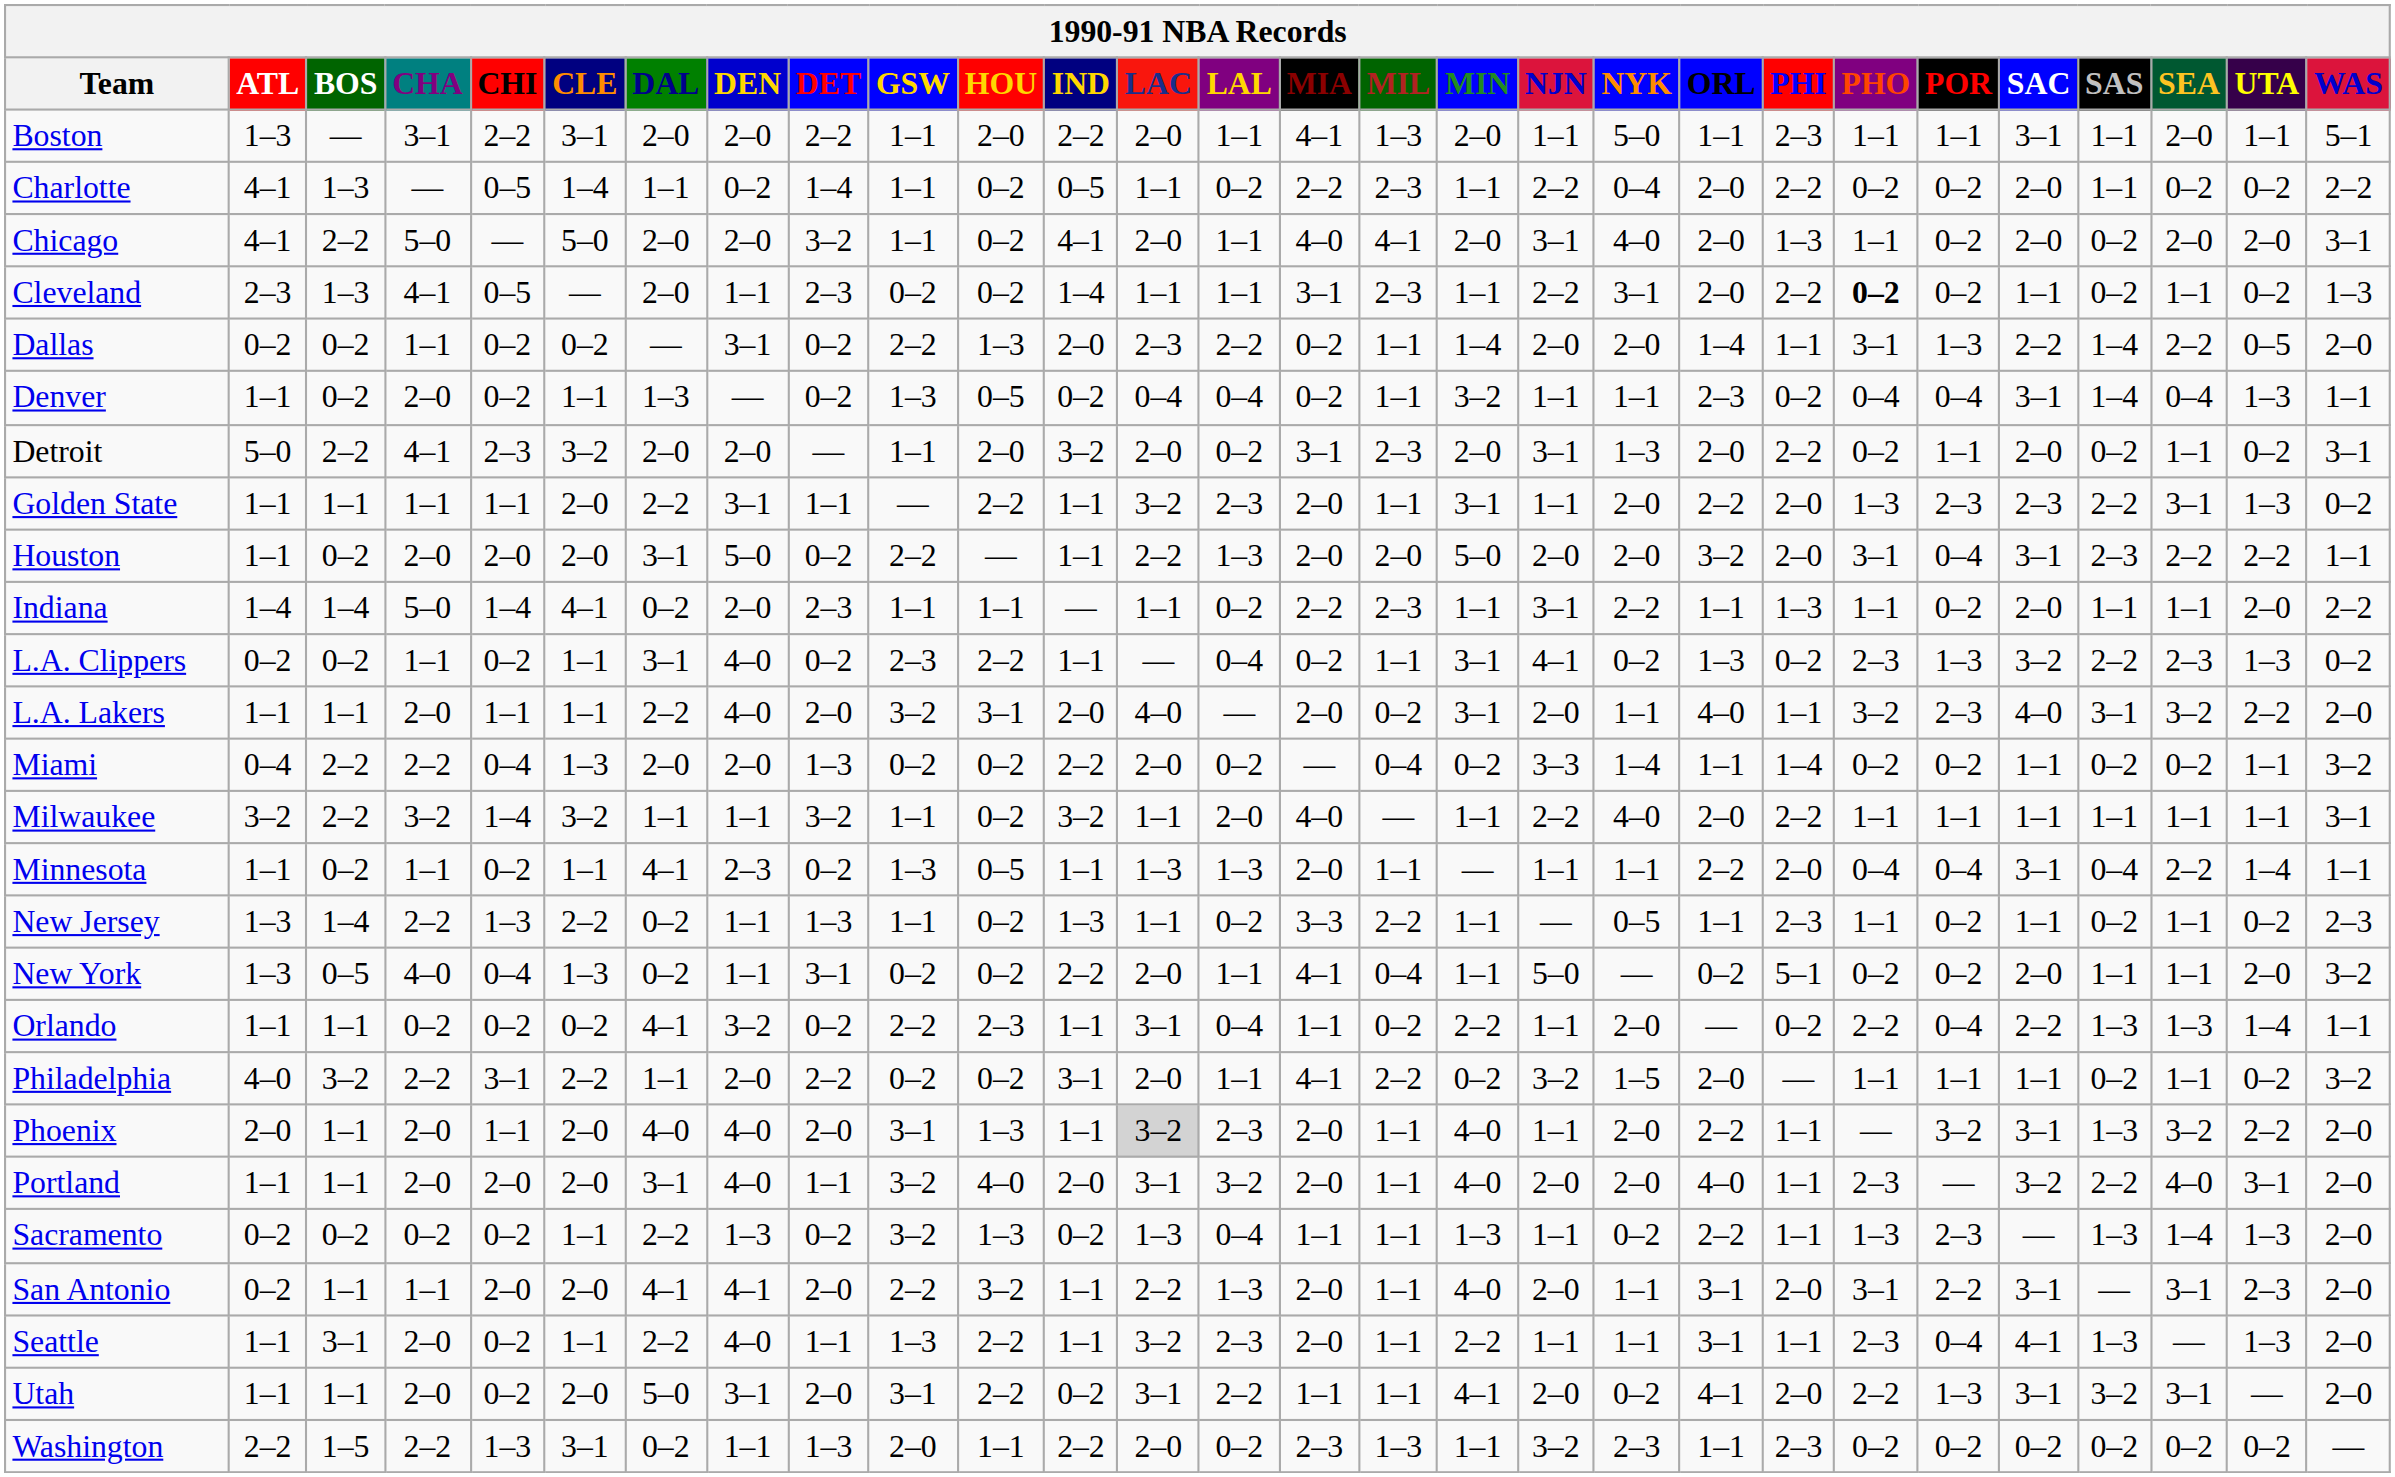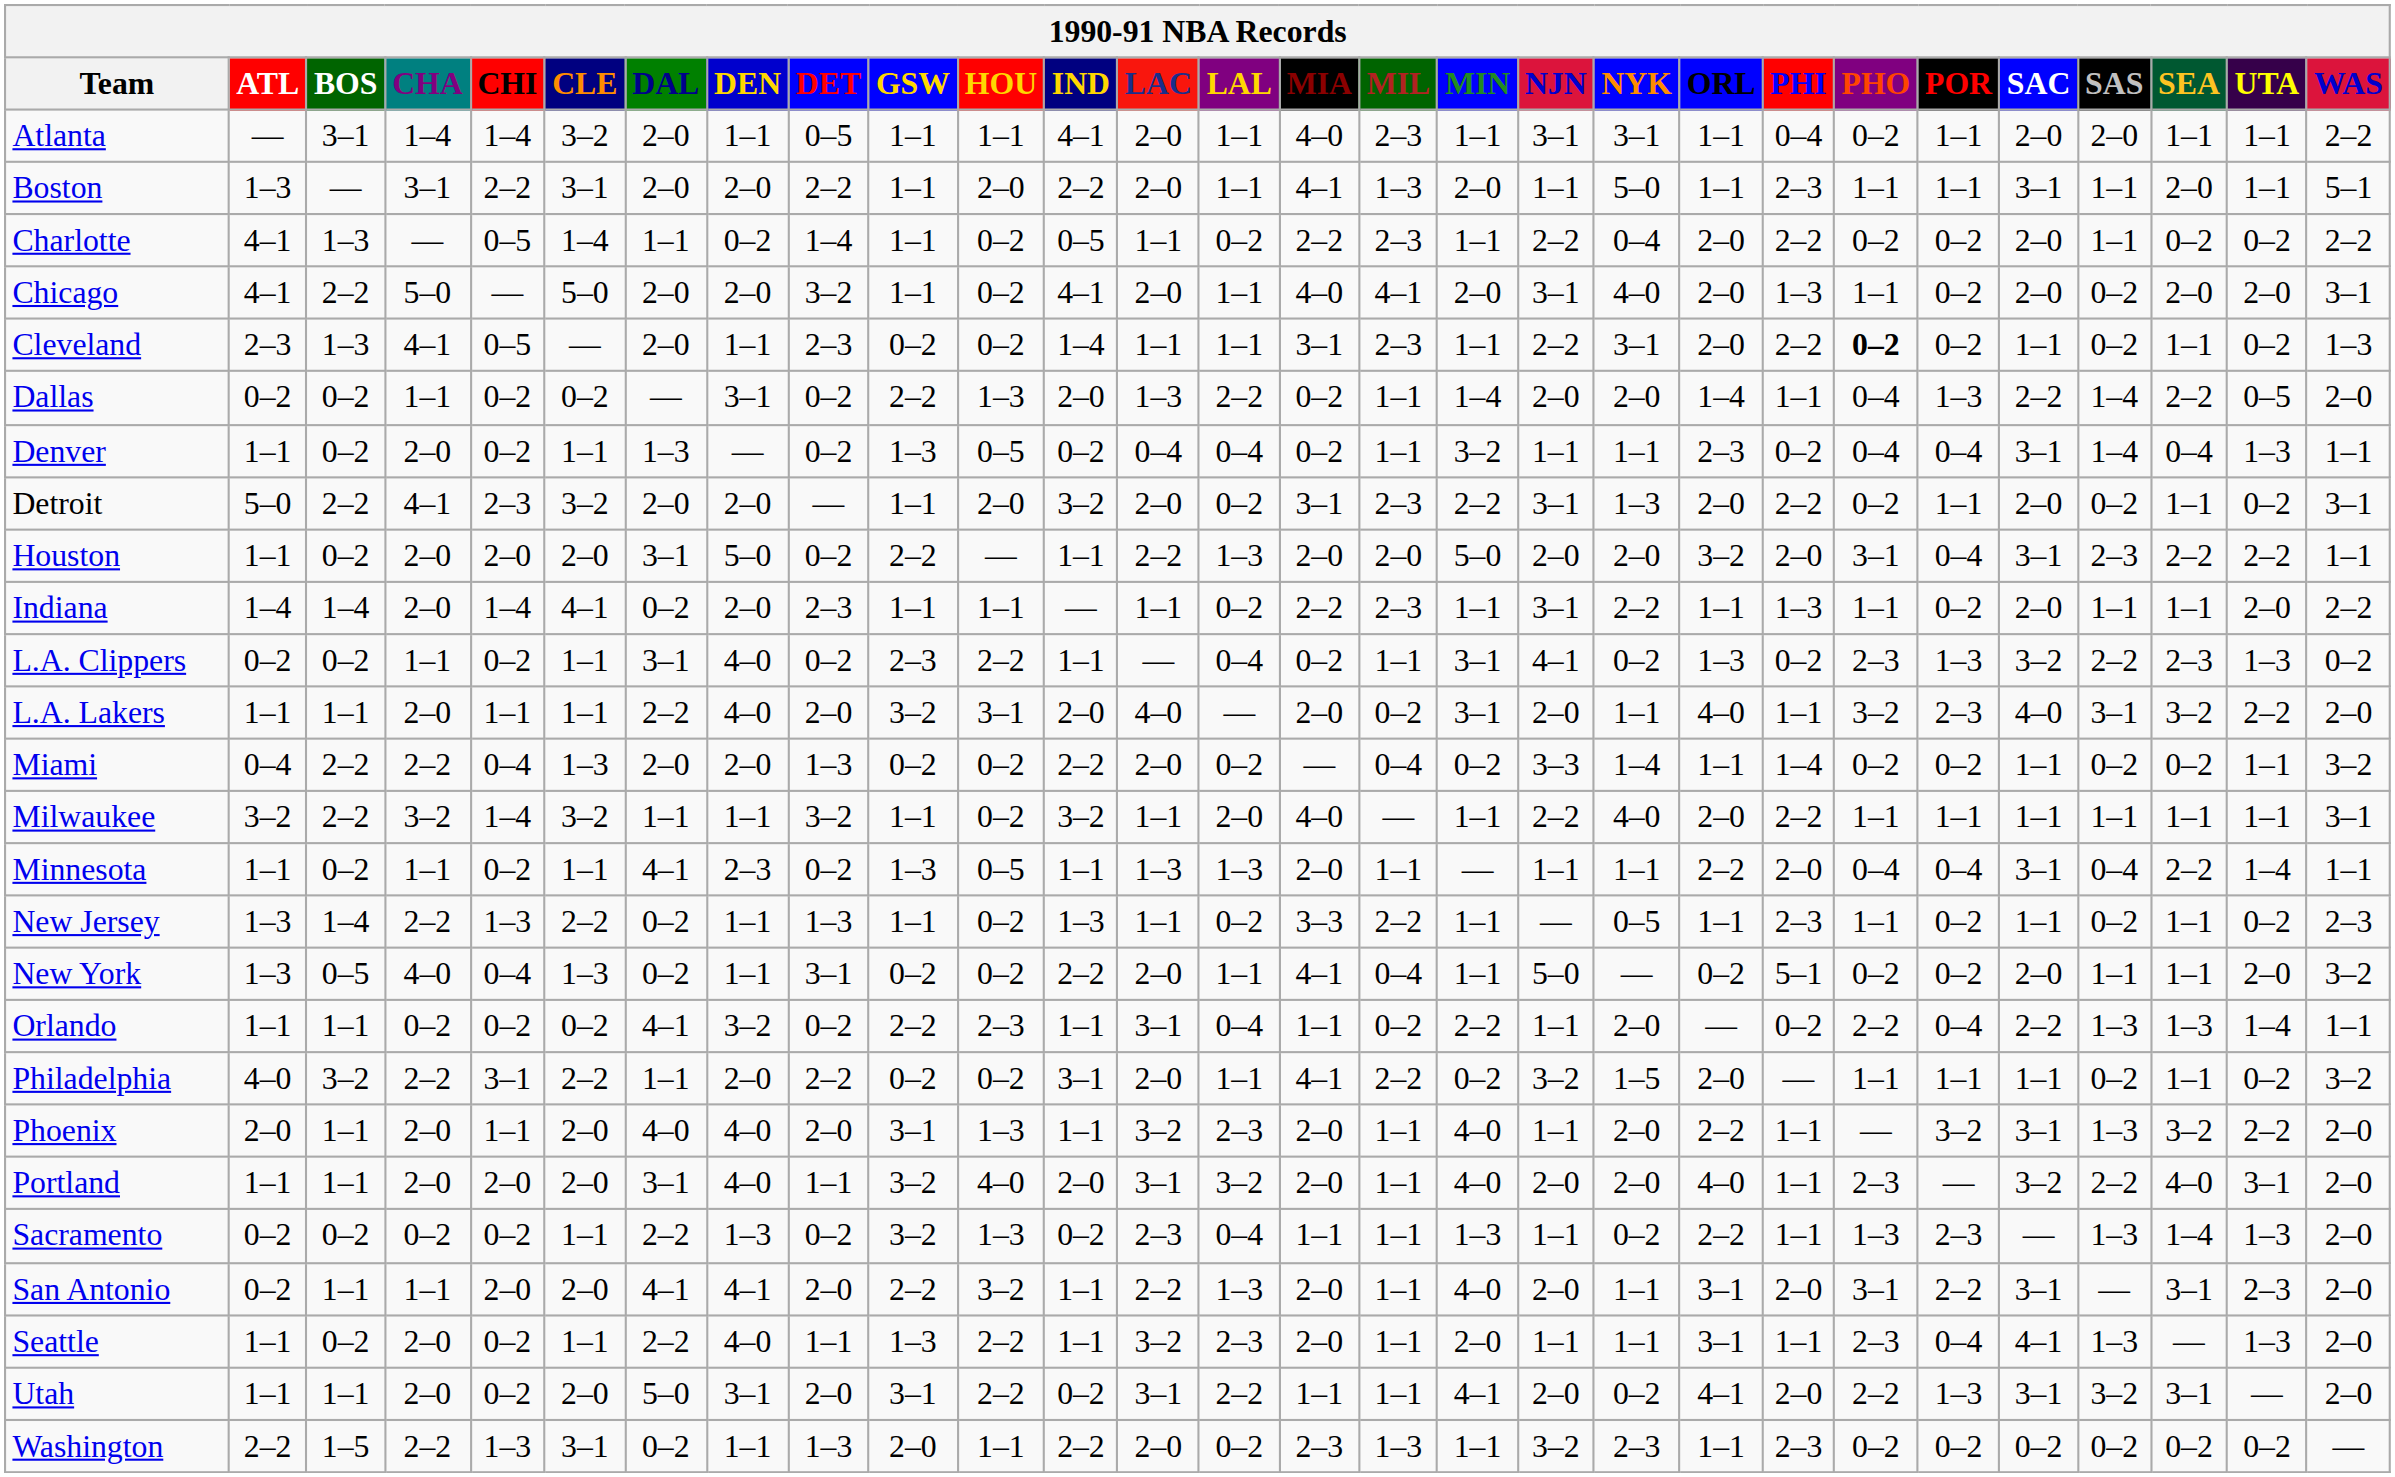+ row: (59, 135)
(1158, 345) 2–3 -> (1158, 397) 1–3
(1876, 345) 3–1 -> (1876, 397) 0–4
(1478, 449) 2–0 -> (1478, 502) 2–2
- row: (95, 502)
(427, 607) 5–0 -> (427, 607) 2–0
(1158, 1130) lightgrey background -> (1158, 1130) no background
(1158, 1235) 1–3 -> (1158, 1235) 2–3
(346, 1340) 3–1 -> (346, 1340) 0–2
(1478, 1340) 2–2 -> (1478, 1340) 2–0
